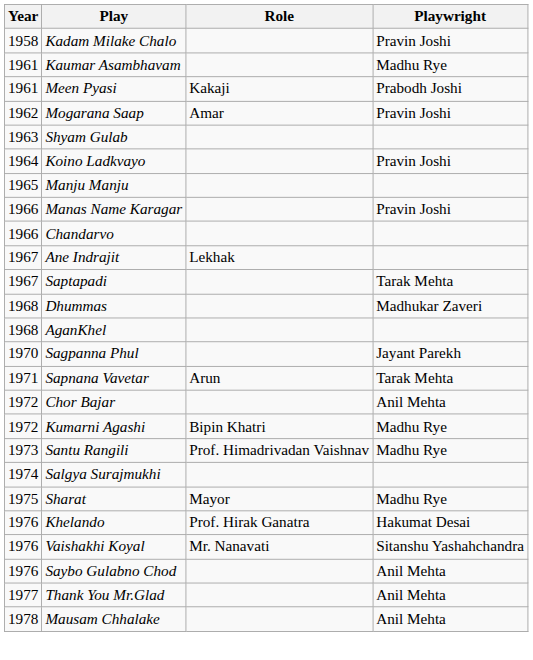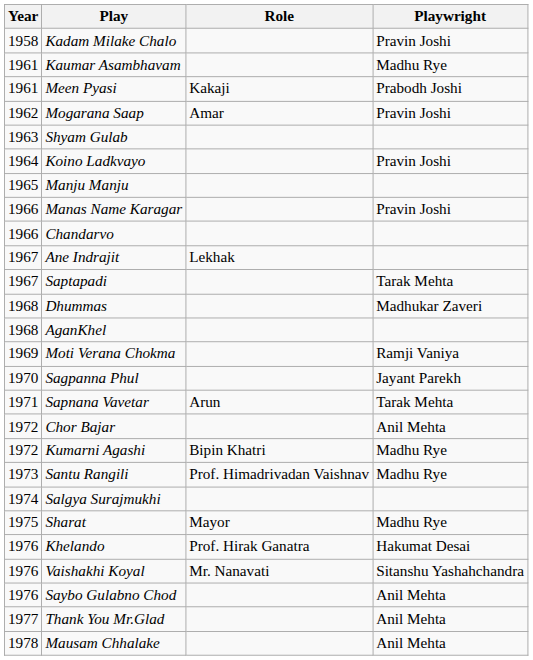+ row: (110, 354)
